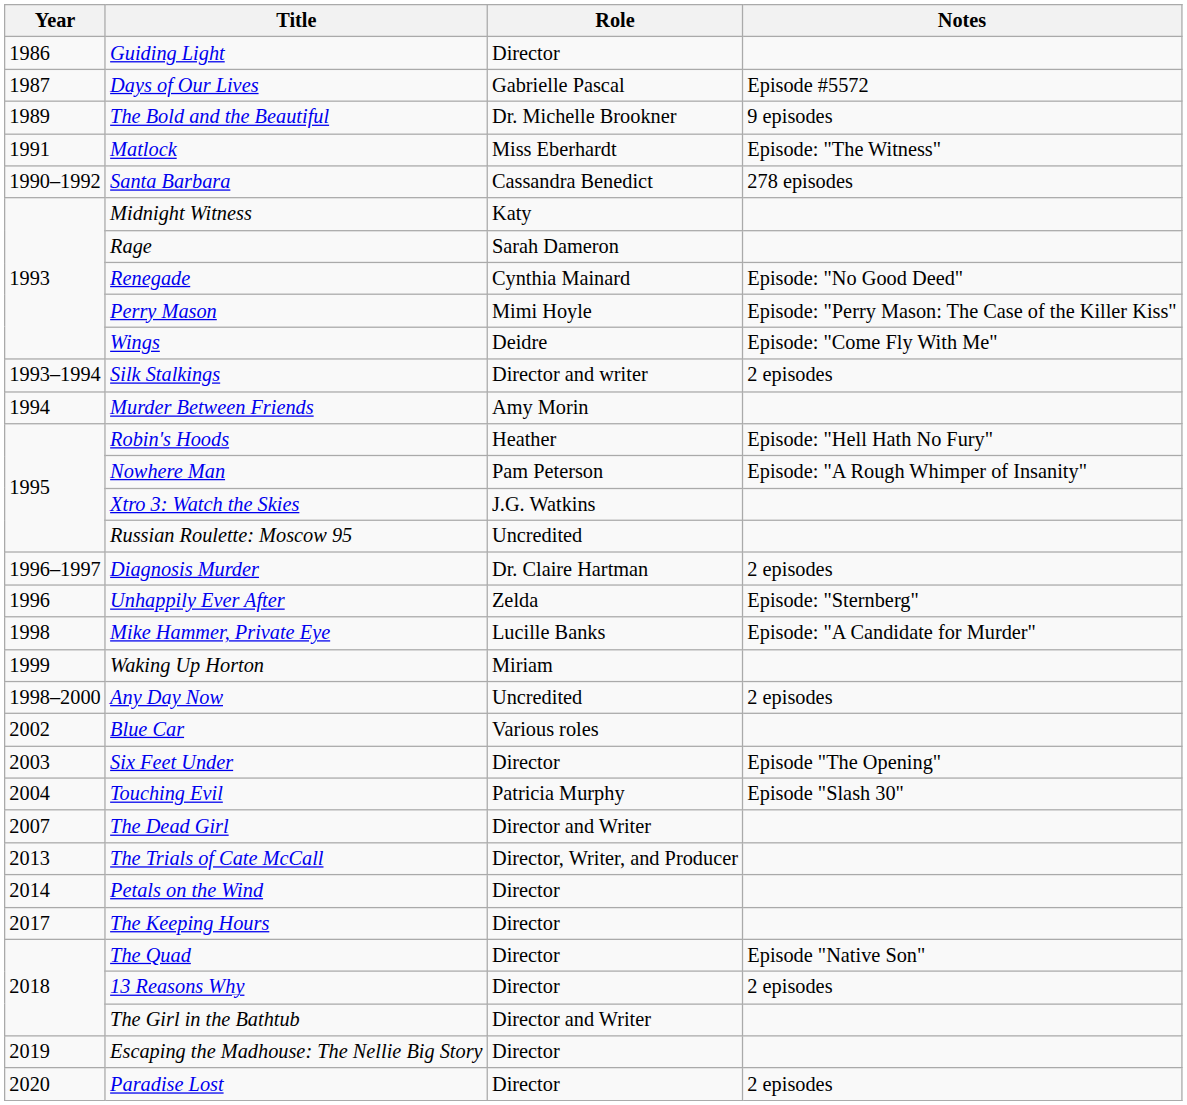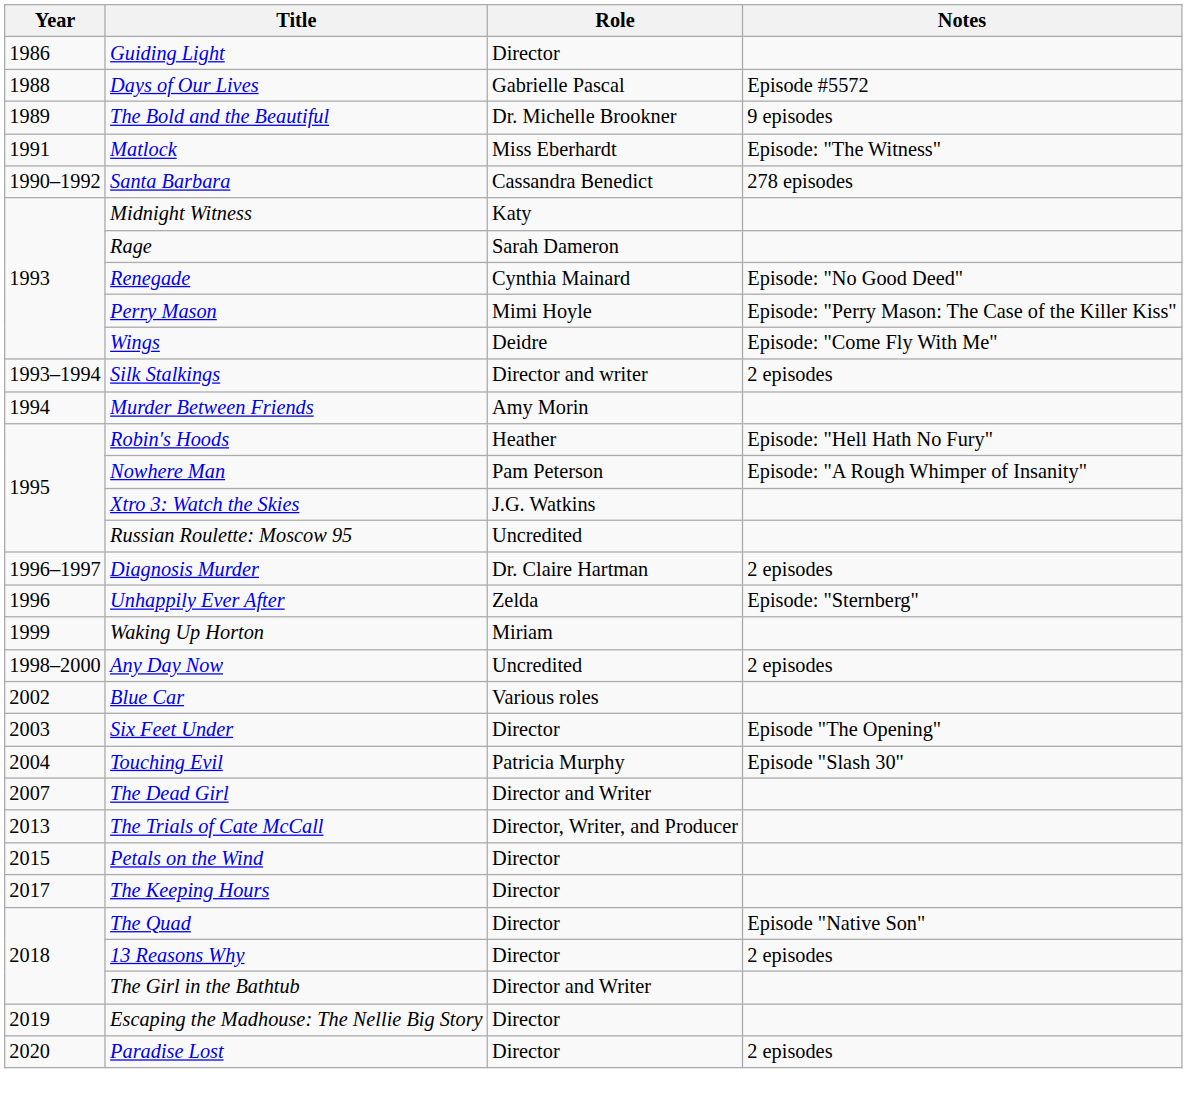(30, 85) 1987 -> (30, 85) 1988
- row: (220, 632)
(30, 890) 2014 -> (30, 858) 2015
